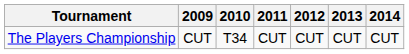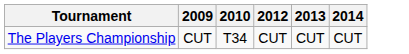- column: (272, 16)
